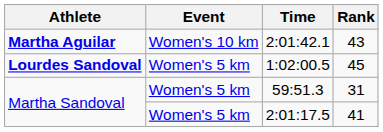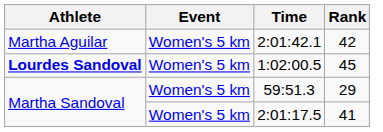(62, 41) bold -> (58, 41) normal
(204, 41) Women's 10 km -> (199, 41) Women's 5 km
(356, 41) 43 -> (347, 41) 42
(356, 90) 31 -> (347, 90) 29
